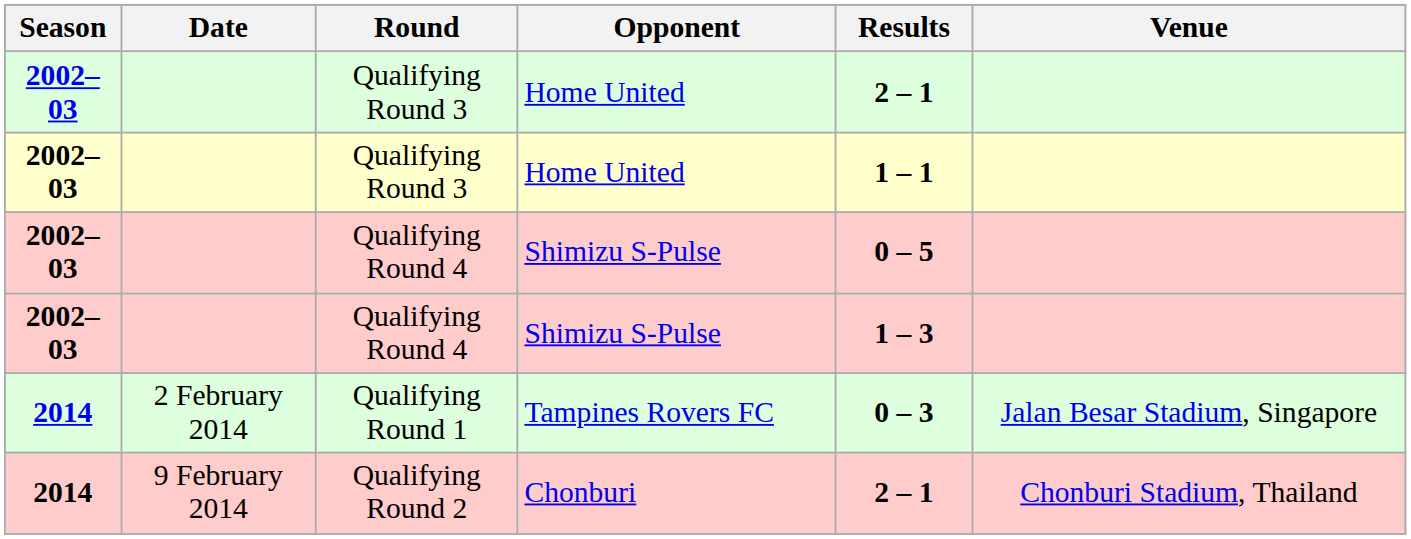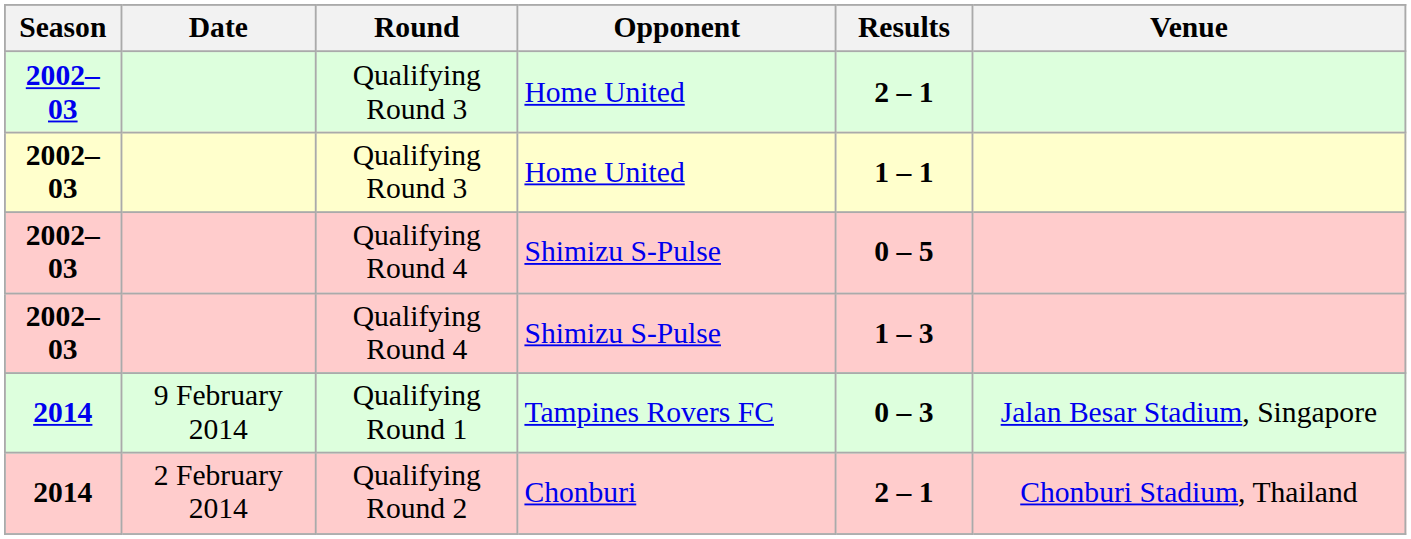(218, 412) 2 February 2014 -> (218, 412) 9 February 2014
(218, 492) 9 February 2014 -> (218, 492) 2 February 2014
